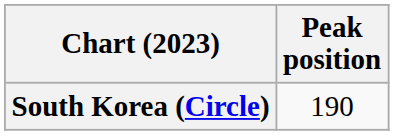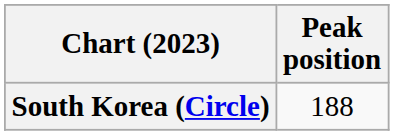(332, 105) 190 -> (332, 105) 188
